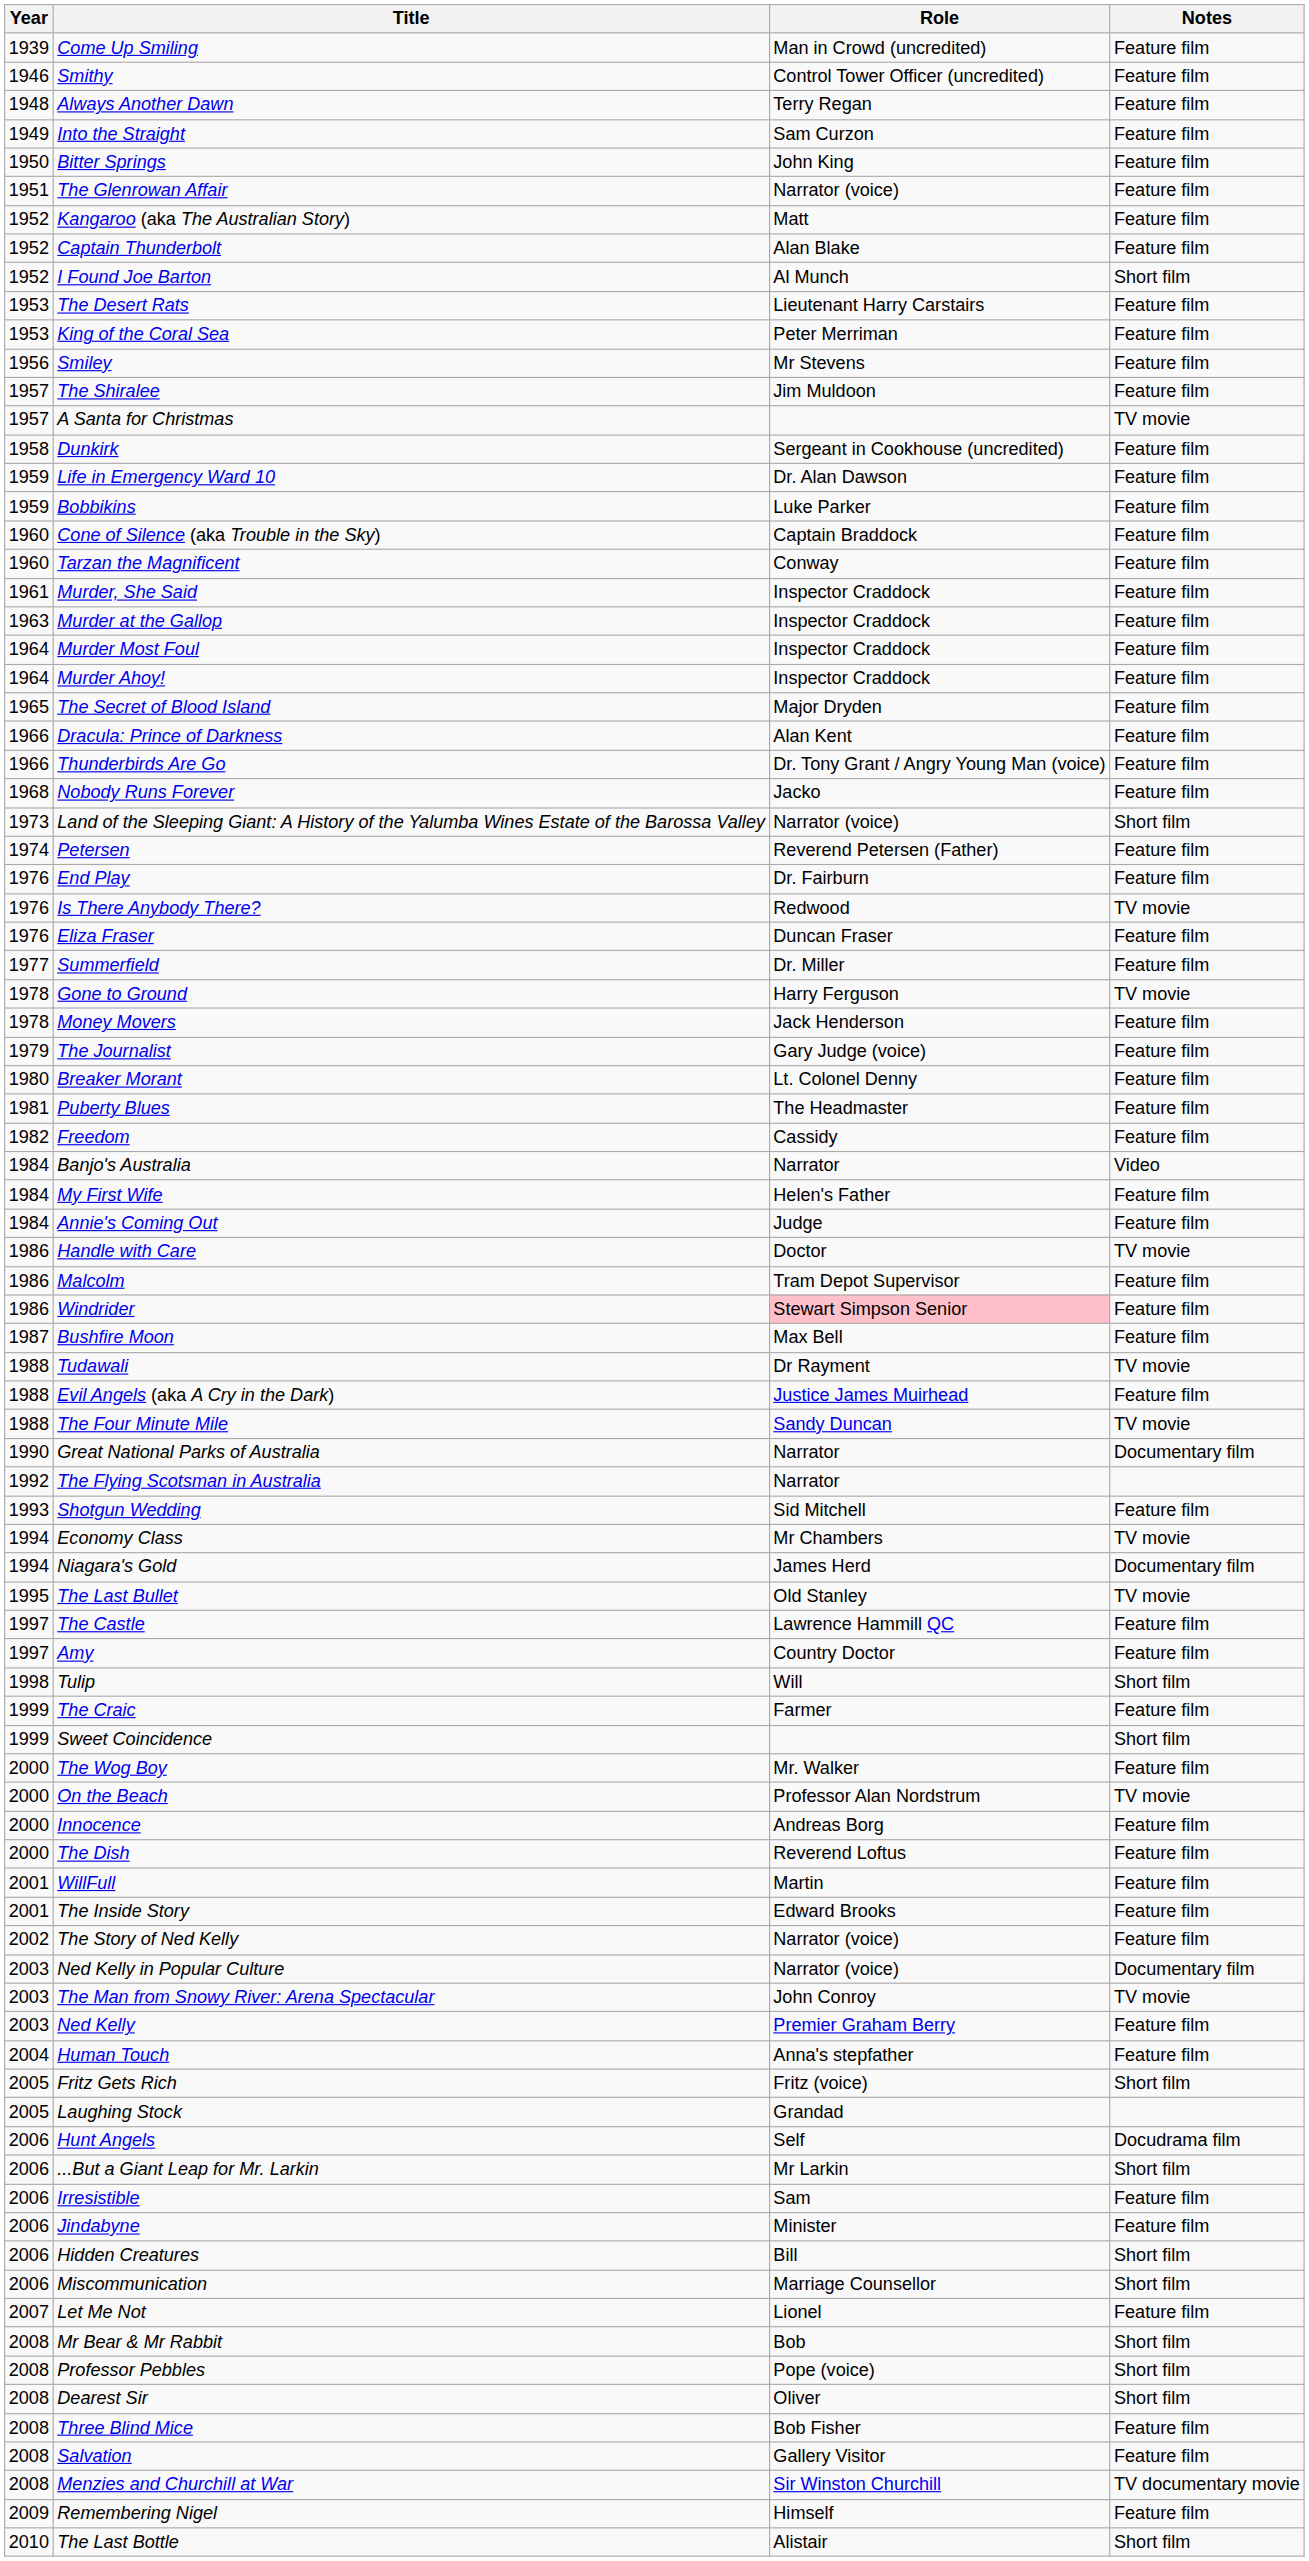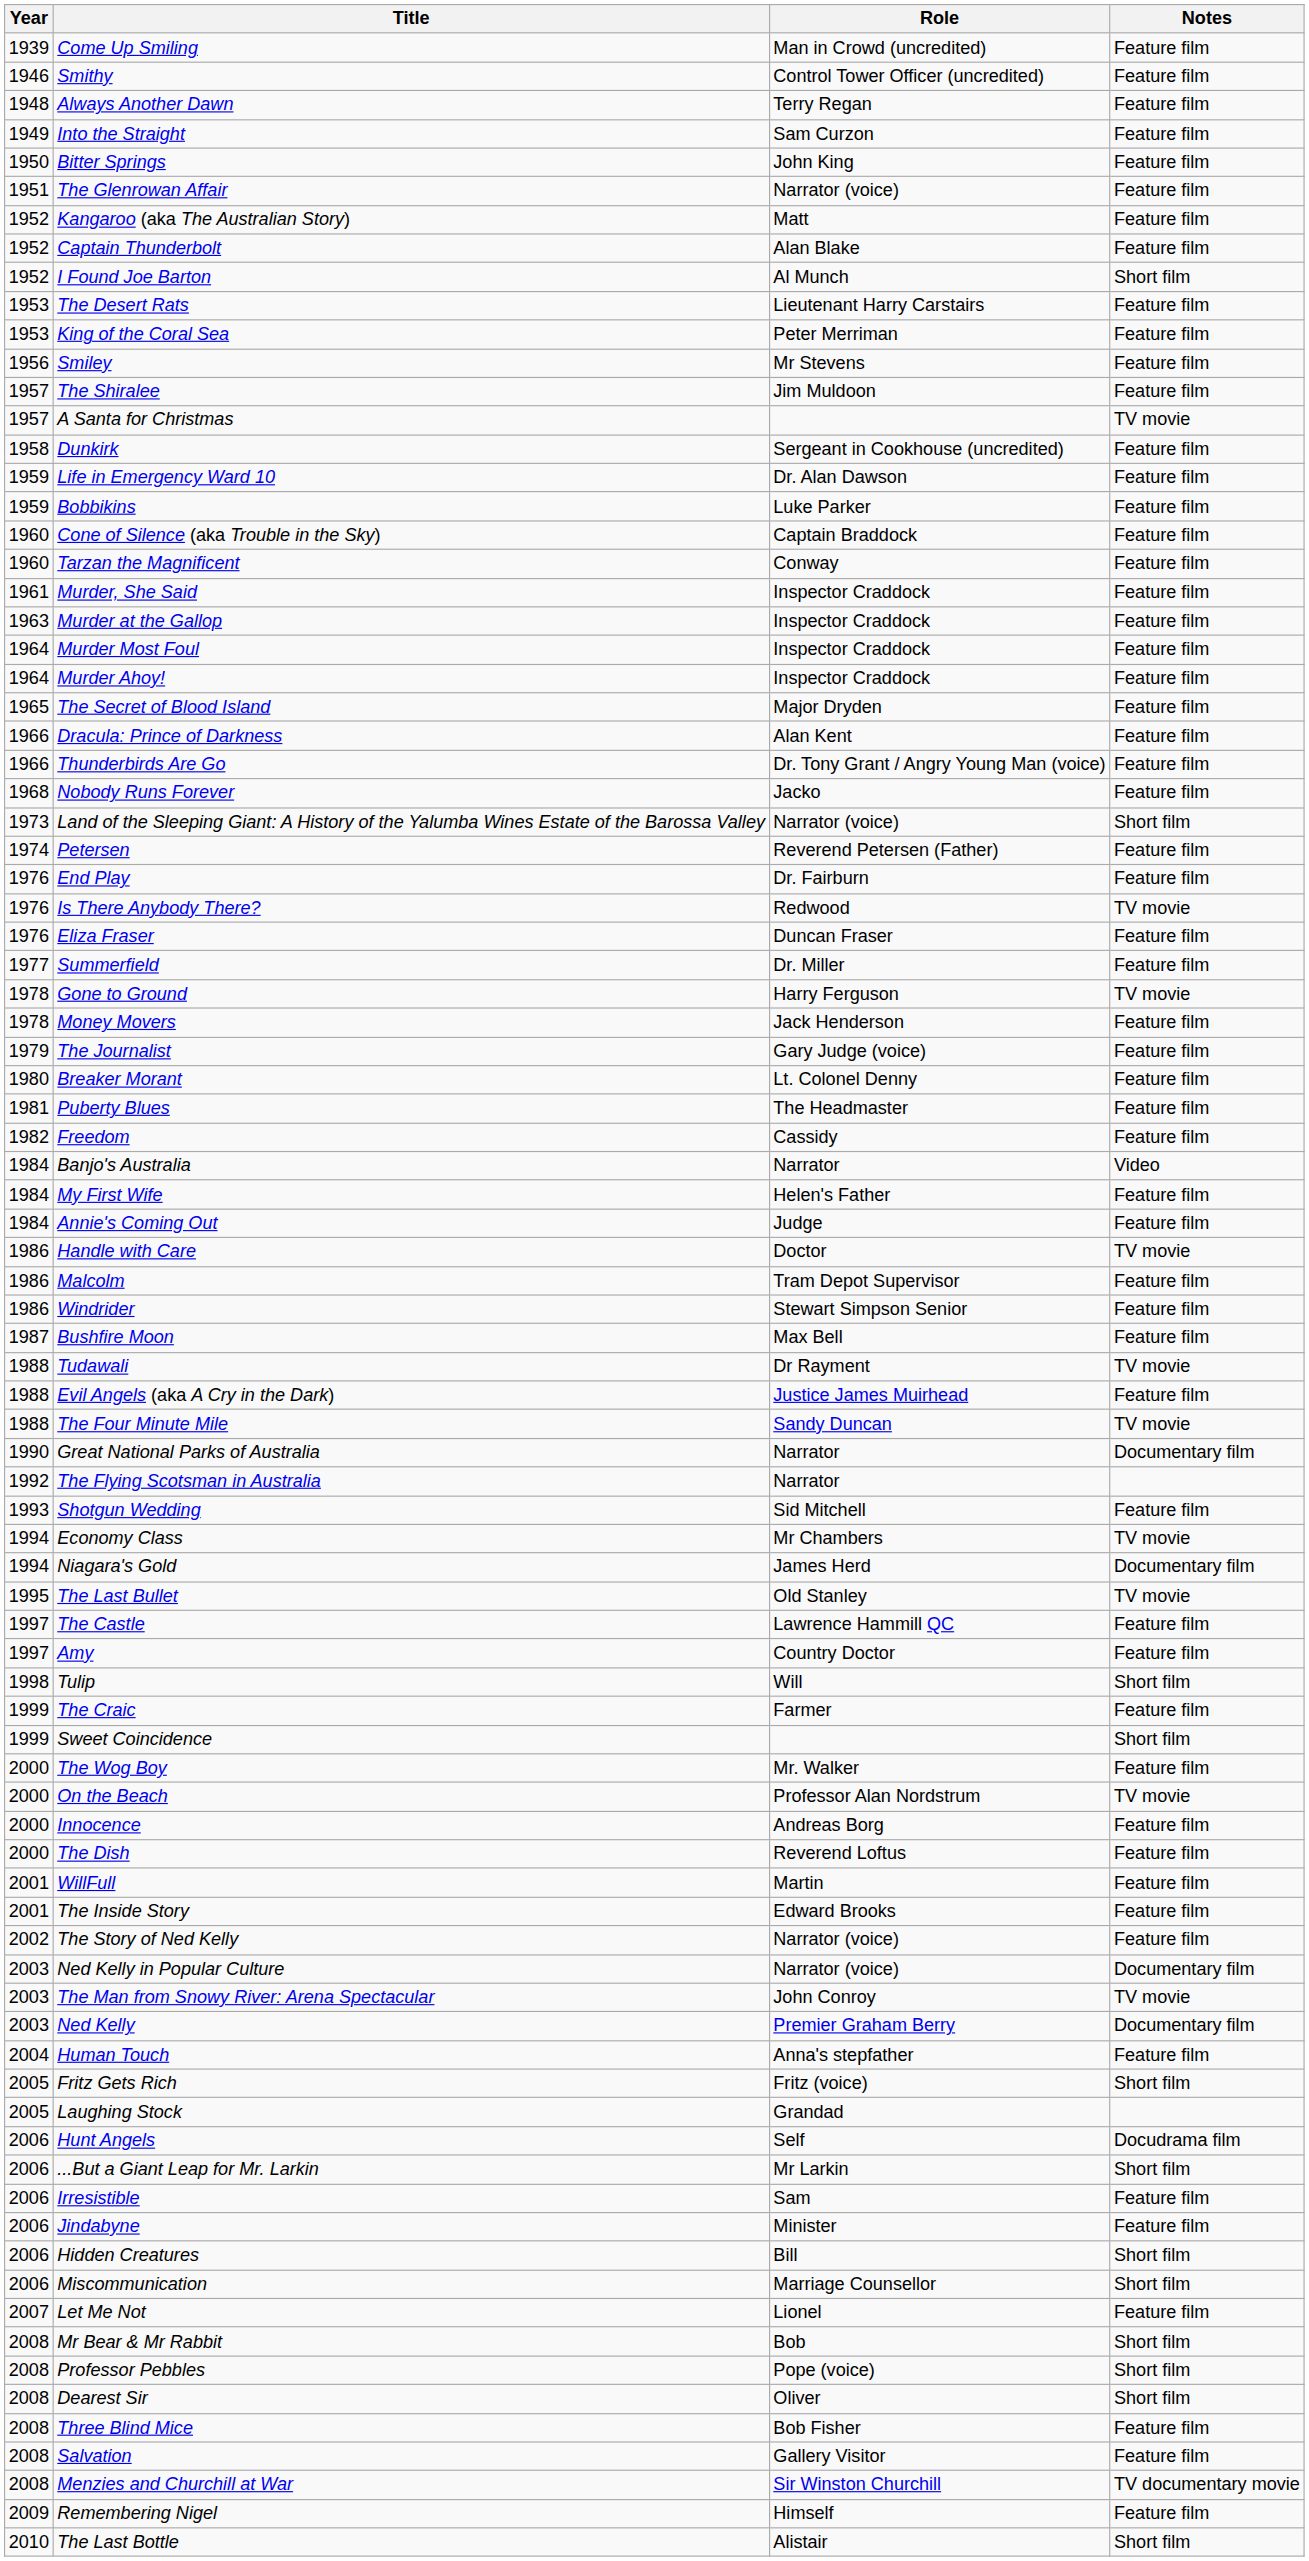(870, 1309) pink background -> (870, 1309) no background
(1162, 2025) Feature film -> (1184, 2025) Documentary film
